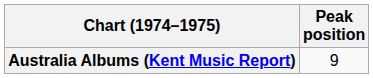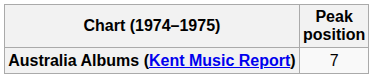(334, 60) 9 -> (334, 60) 7
